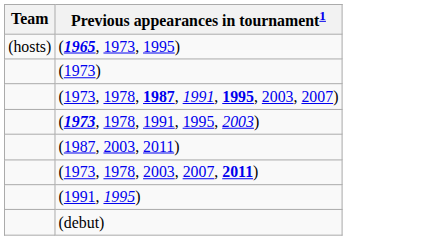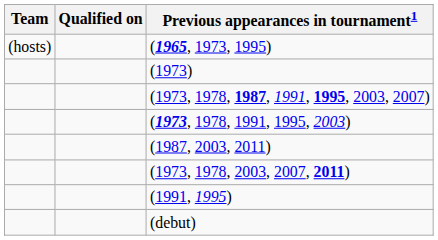+ column: (101, 19)
